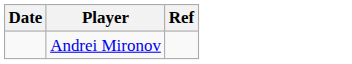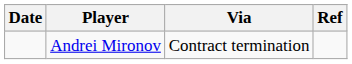+ column: (239, 17)
